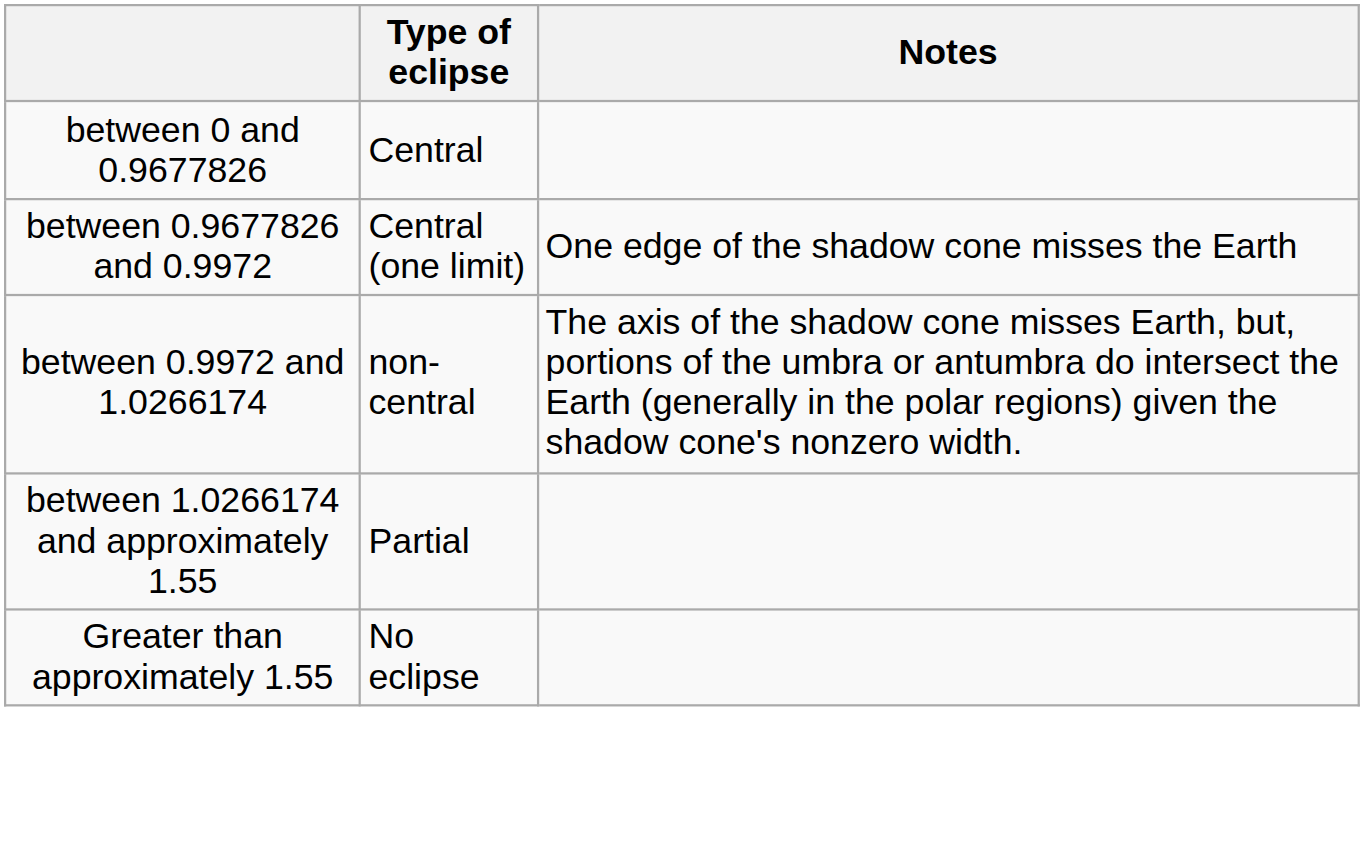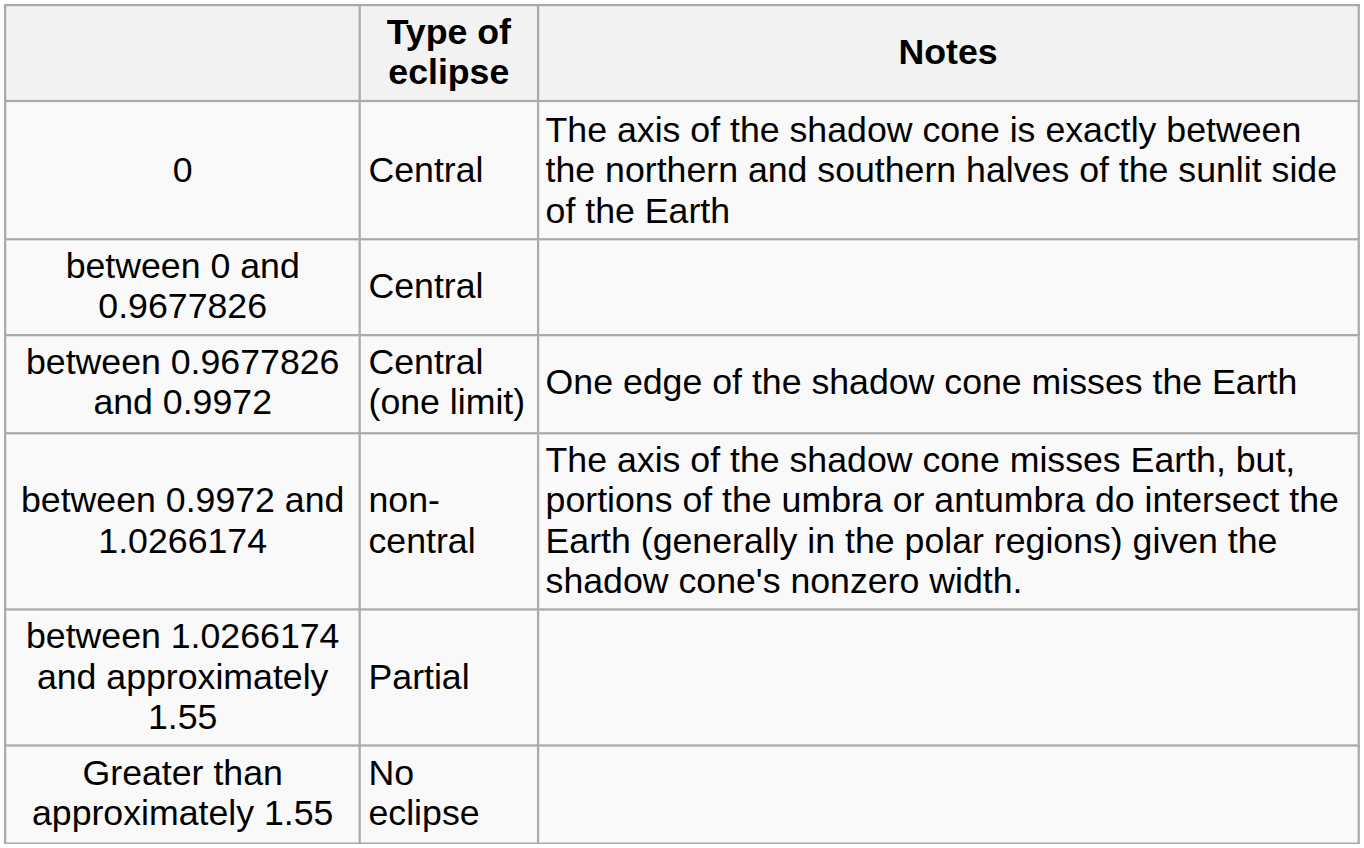+ row: (183, 169)
